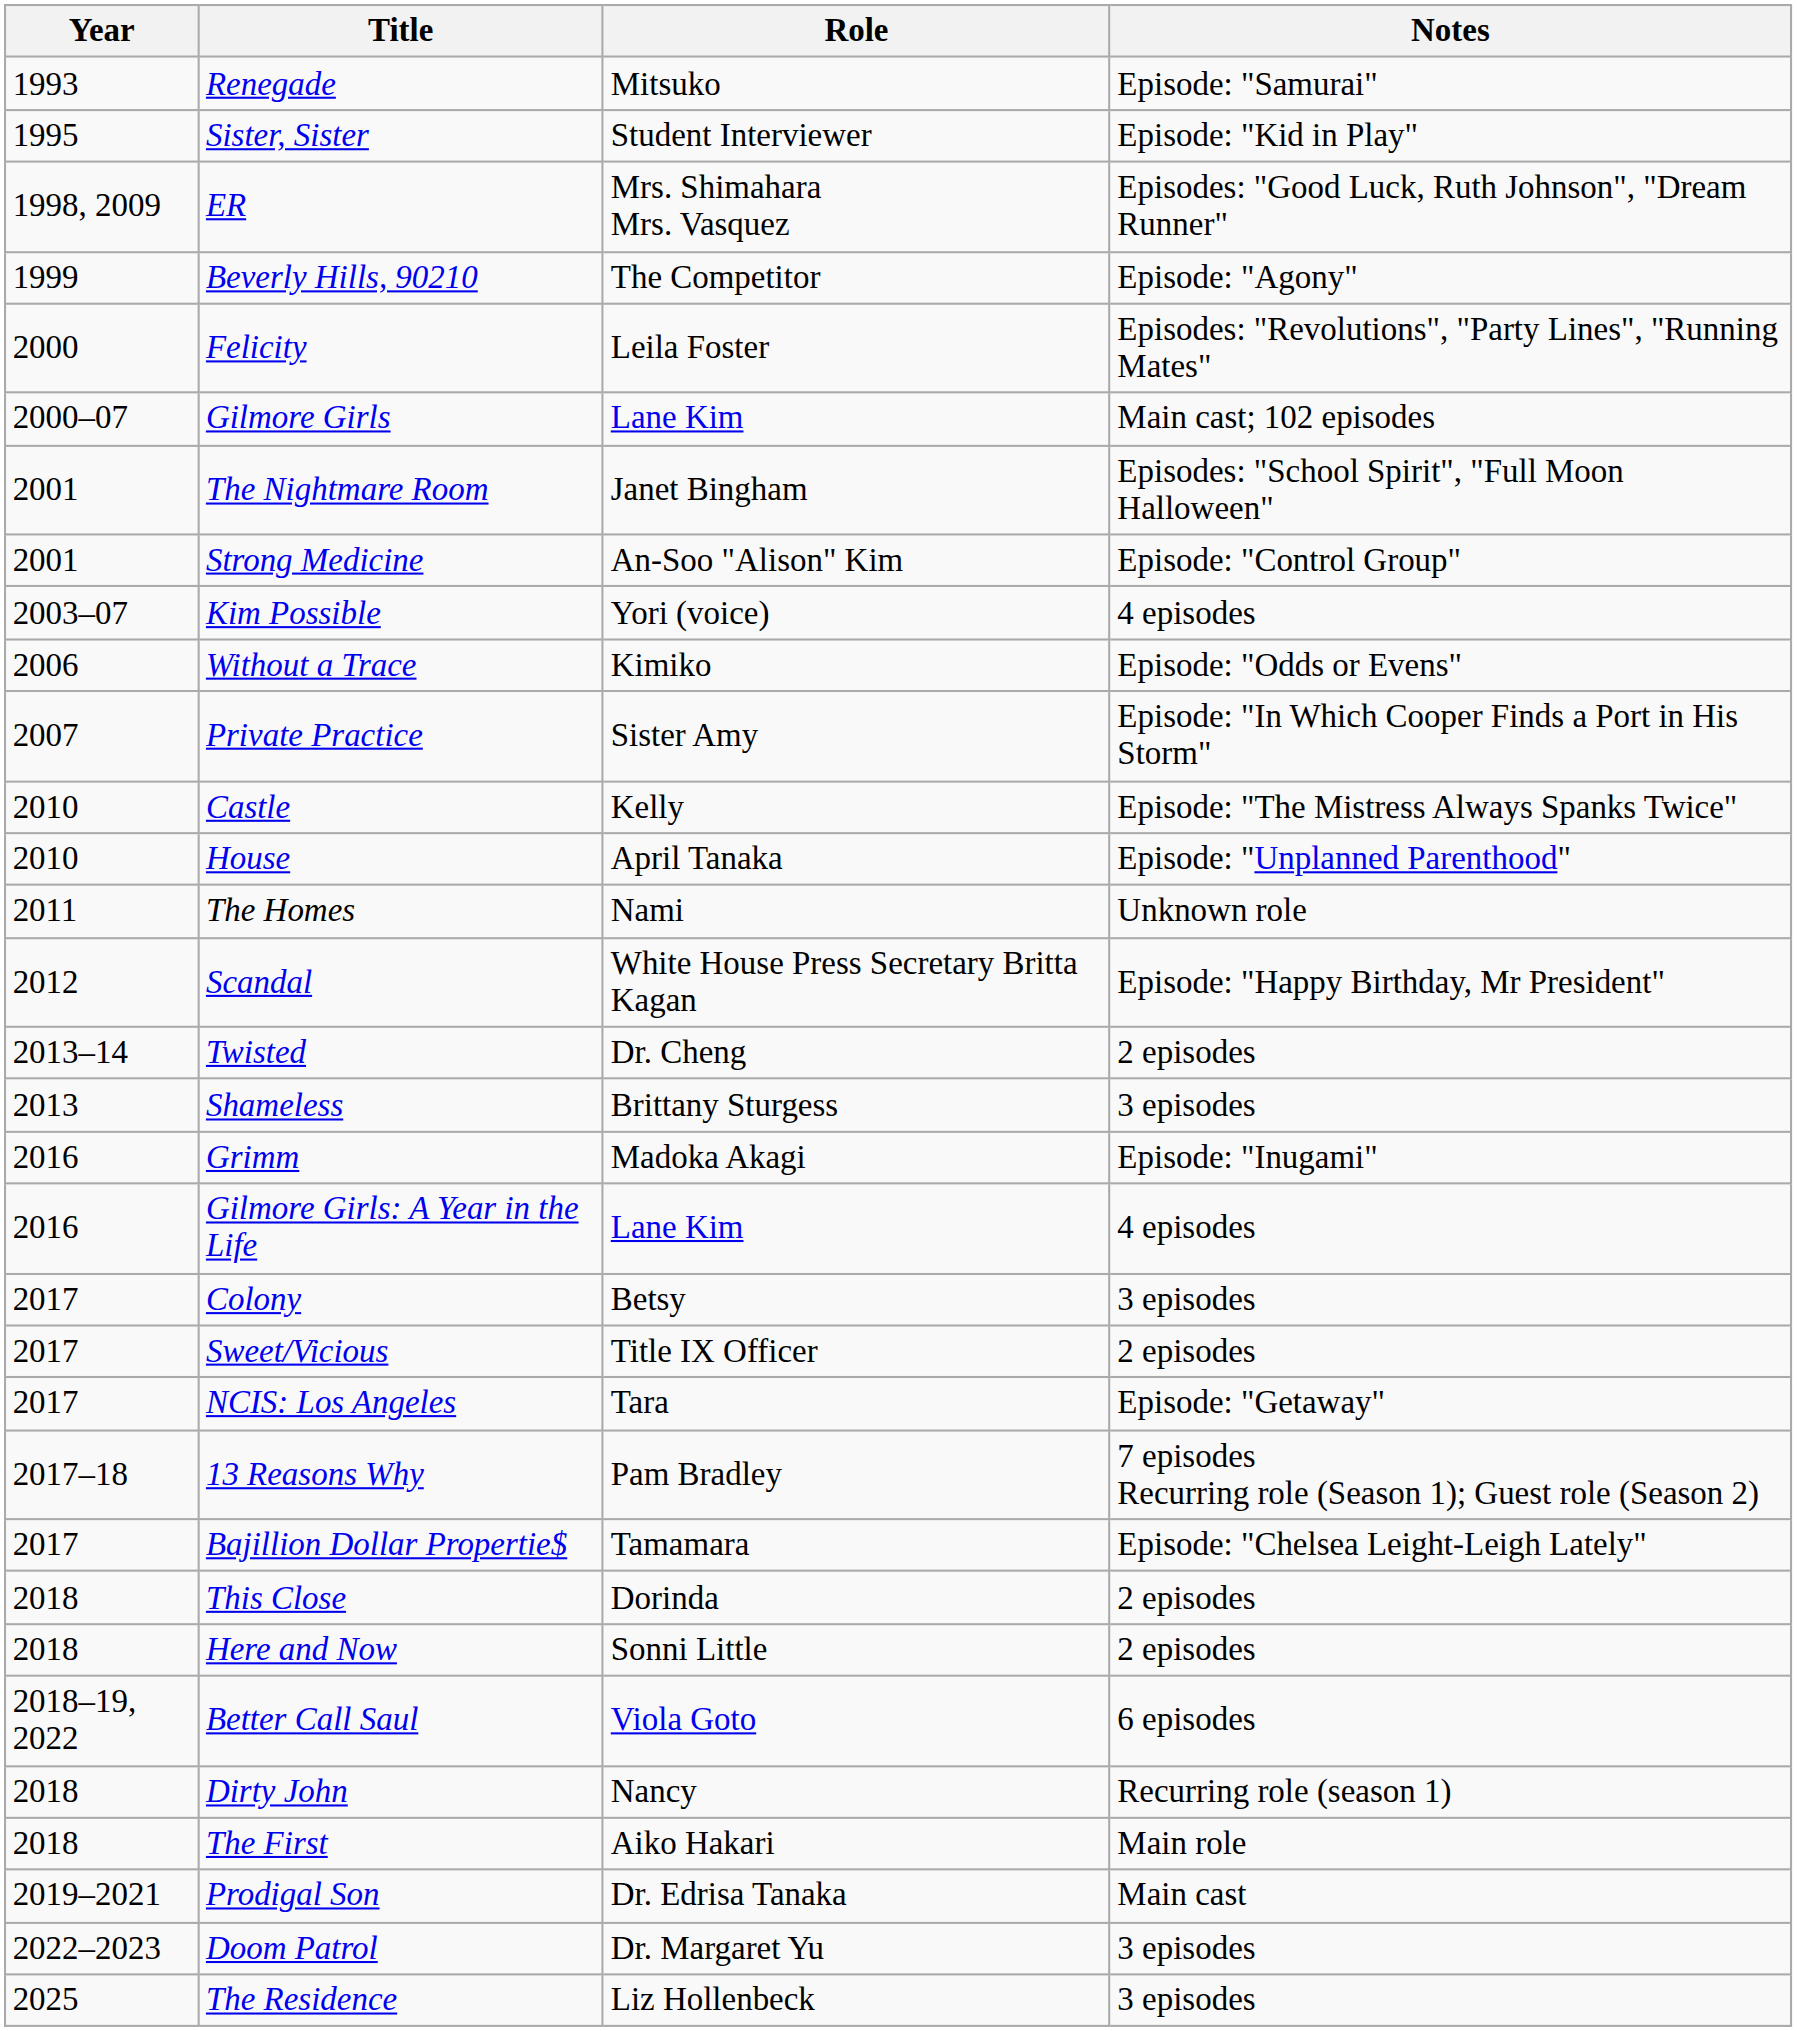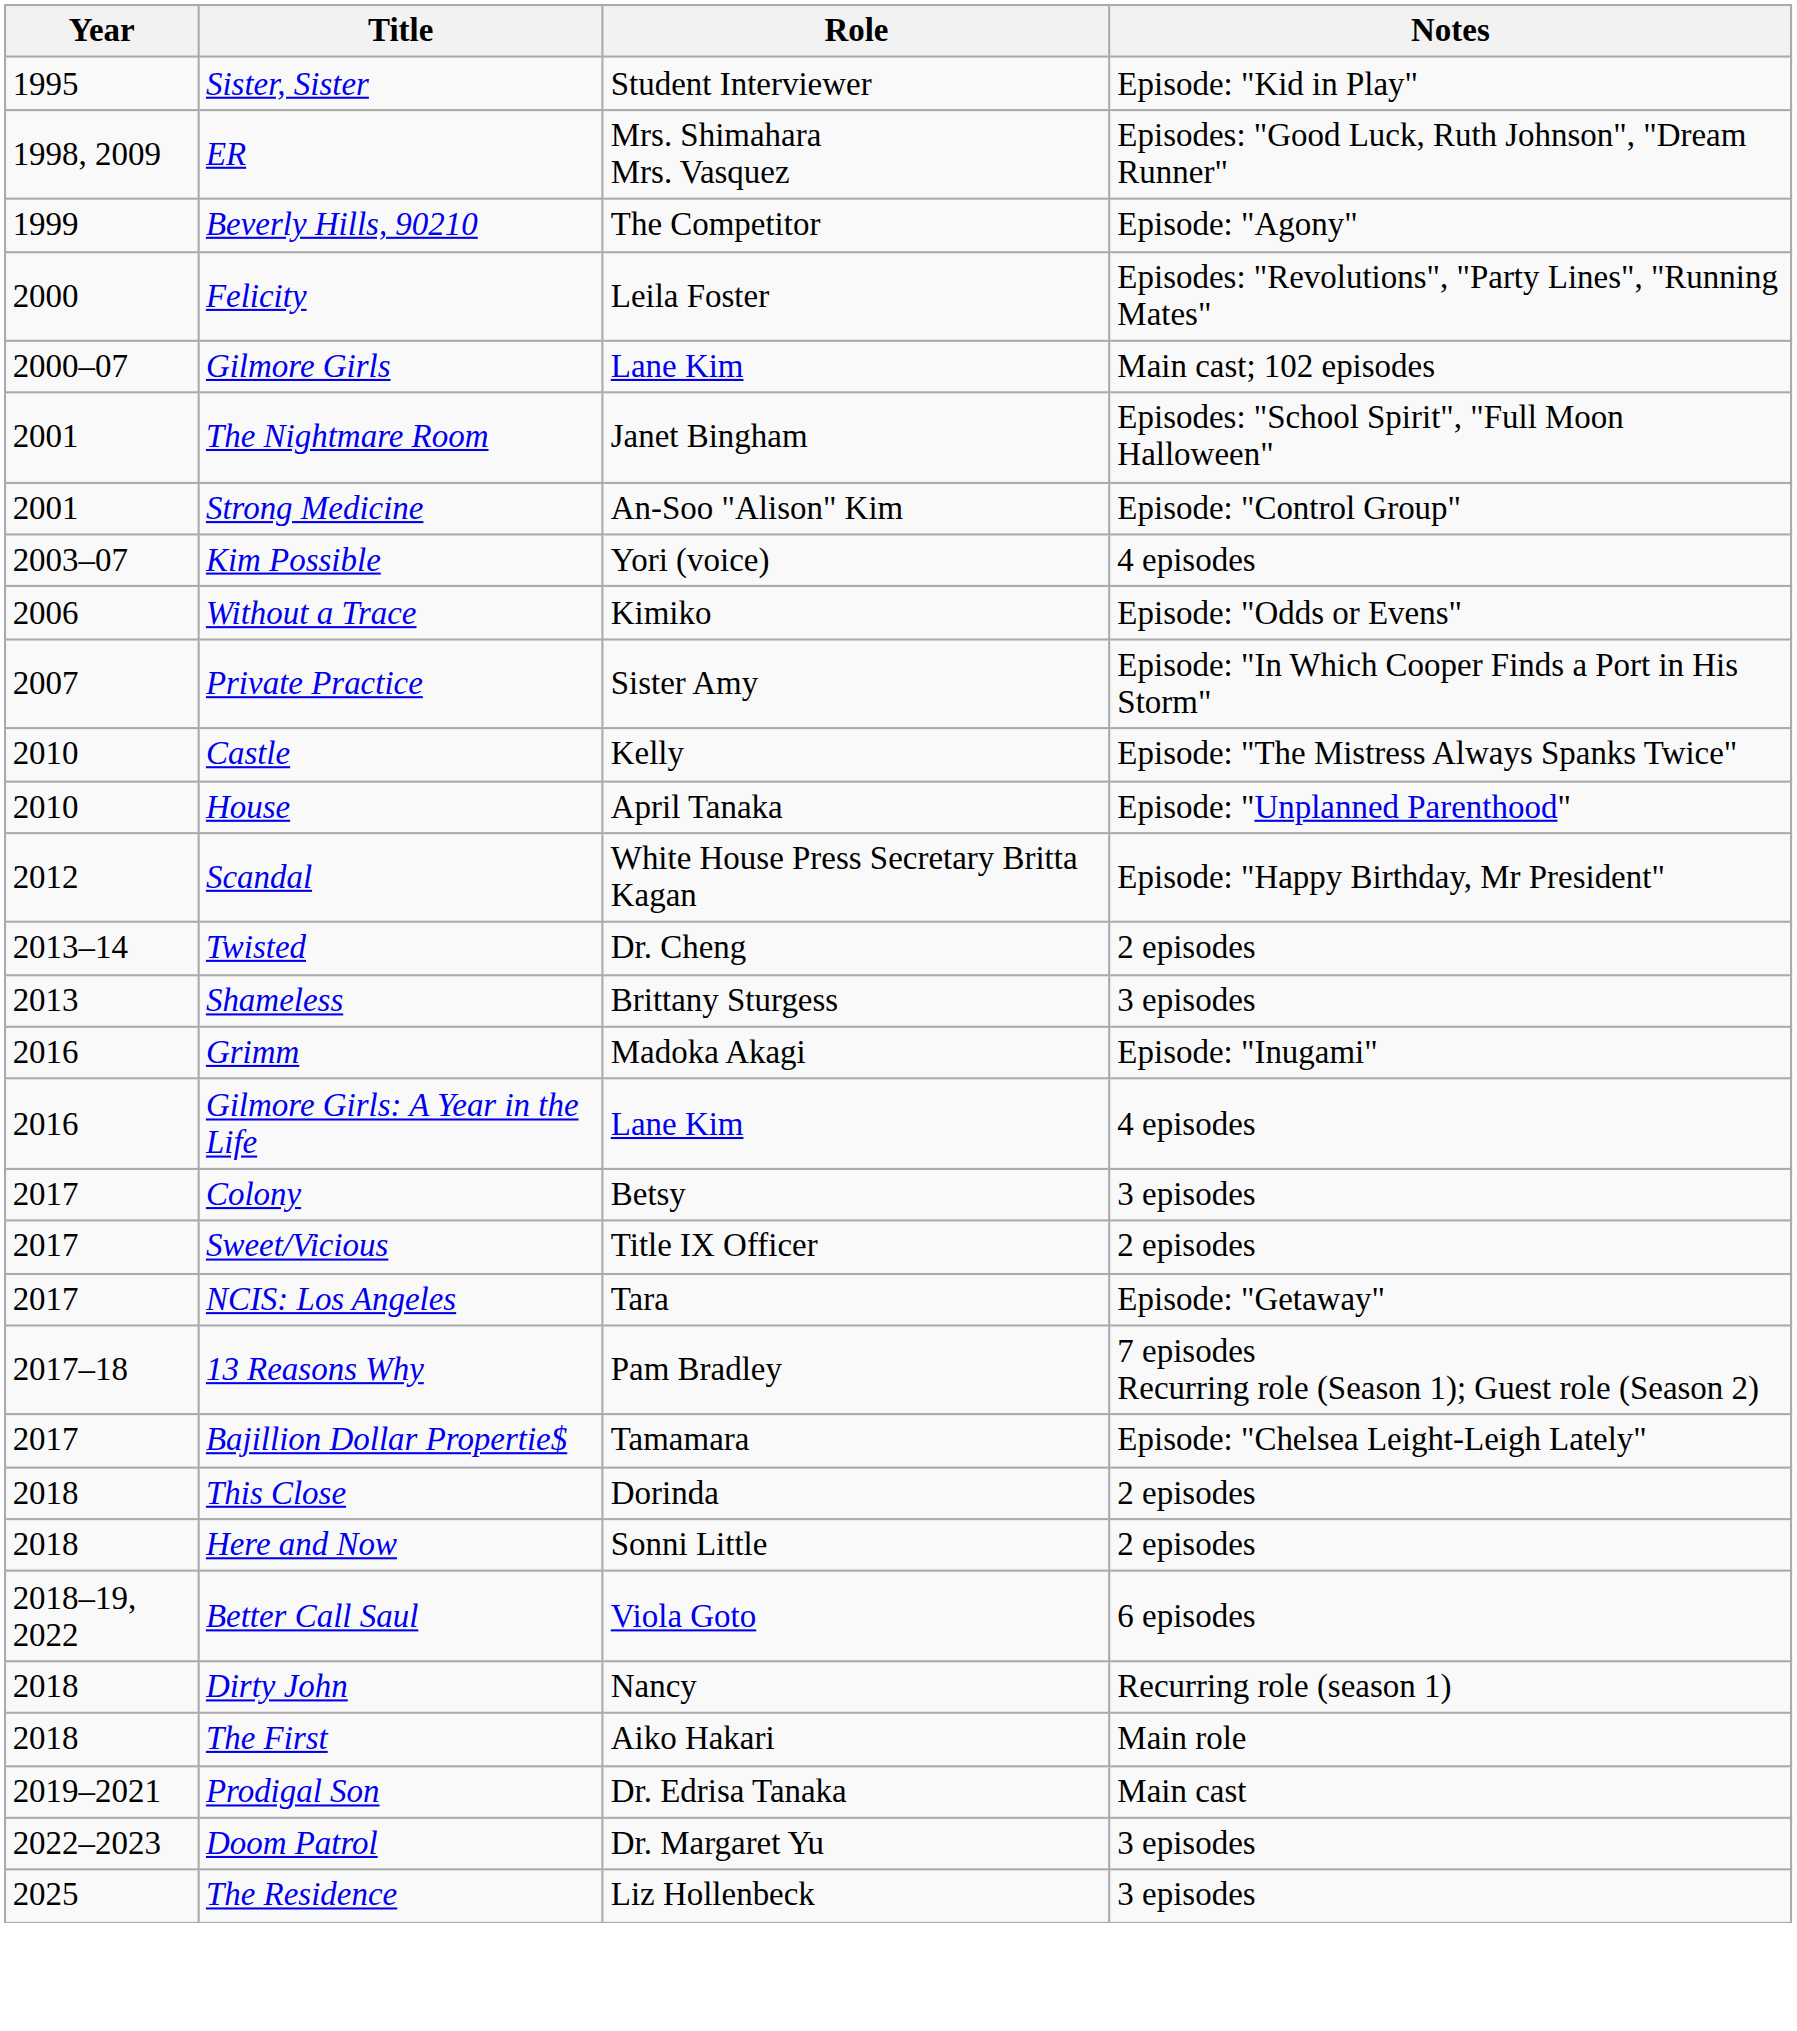- row: (271, 82)
- row: (281, 910)
